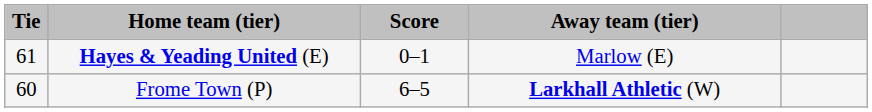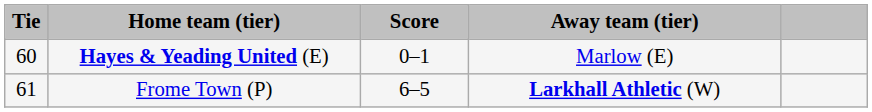(26, 56) 61 -> (26, 56) 60
(26, 90) 60 -> (26, 90) 61
